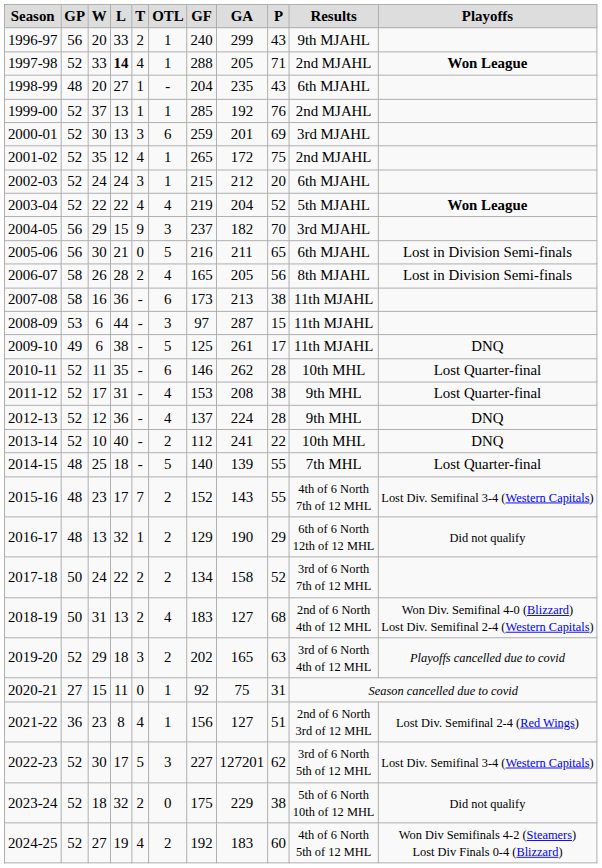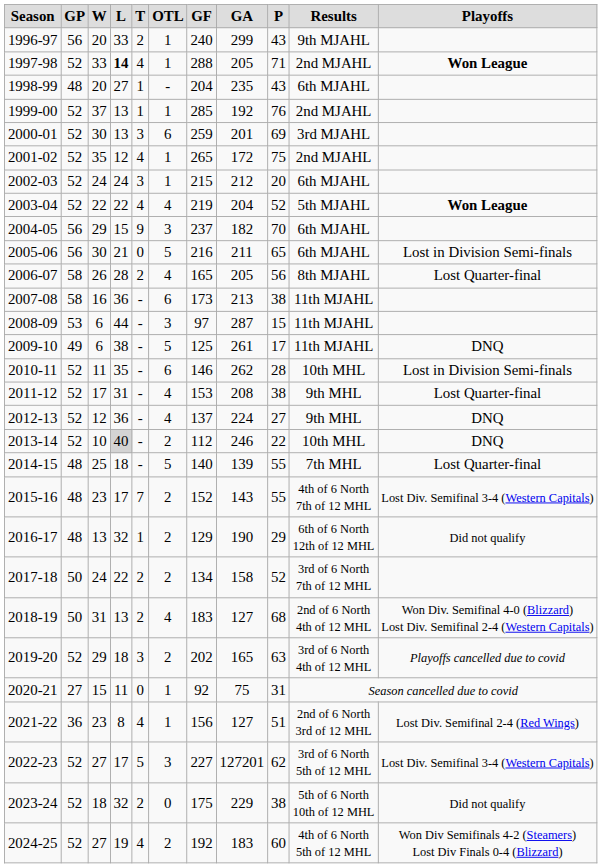(334, 228) 3rd MJAHL -> (334, 228) 6th MJAHL
(487, 275) Lost in Division Semi-finals -> (487, 275) Lost Quarter-final
(487, 370) Lost Quarter-final -> (487, 370) Lost in Division Semi-finals
(279, 417) 28 -> (279, 417) 27
(121, 441) no background -> (121, 441) lightgrey background
(242, 441) 241 -> (242, 441) 246
(99, 762) 30 -> (99, 762) 27
